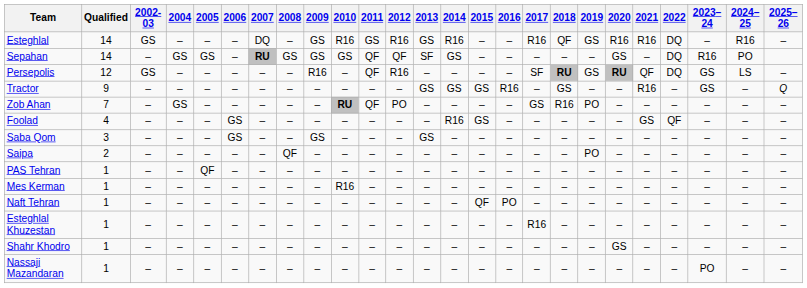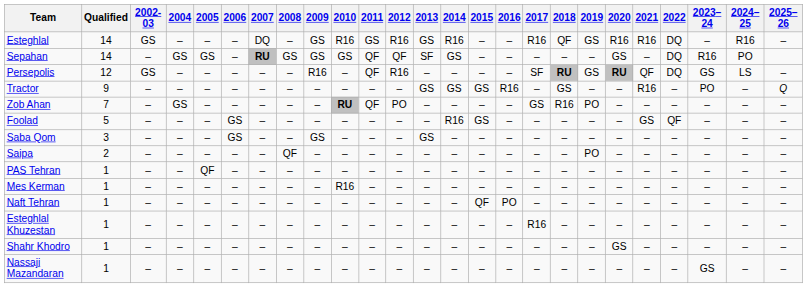(707, 89) GS -> (707, 89) PO
(106, 121) 4 -> (106, 121) 5
(707, 268) PO -> (707, 268) GS
